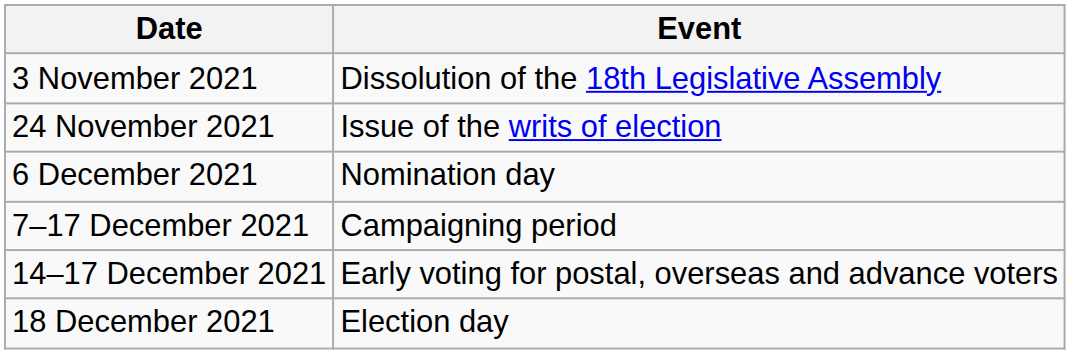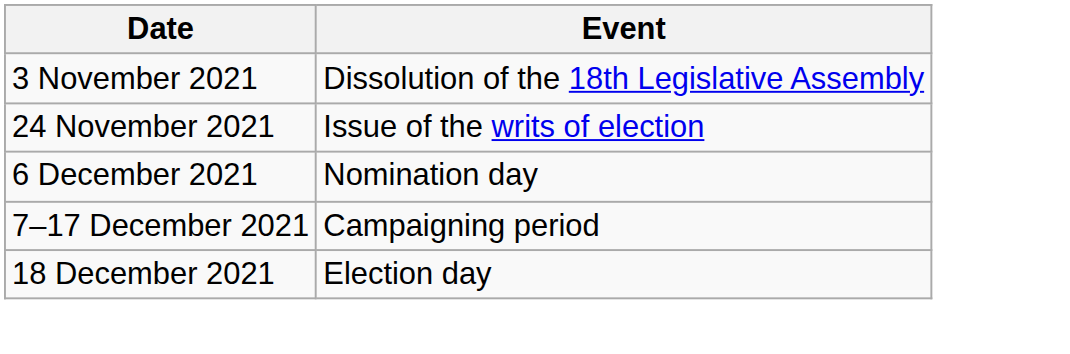- row: (169, 273)
